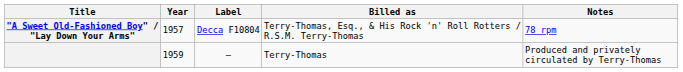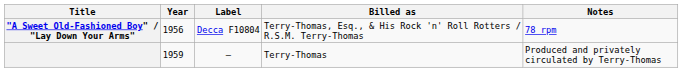(173, 31) 1957 -> (173, 31) 1956
